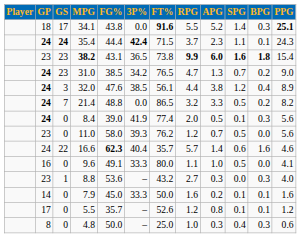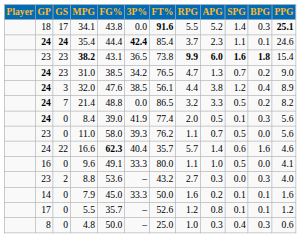(165, 42) 71.5 -> (165, 42) 85.4
(285, 42) 24.3 -> (285, 42) 24.6
(192, 133) 1.2 -> (192, 133) 1.1
(66, 179) 1 -> (66, 179) 2
